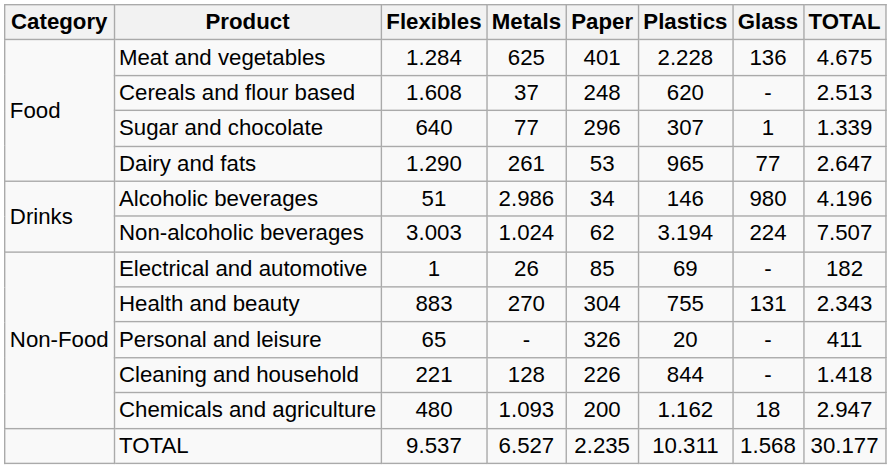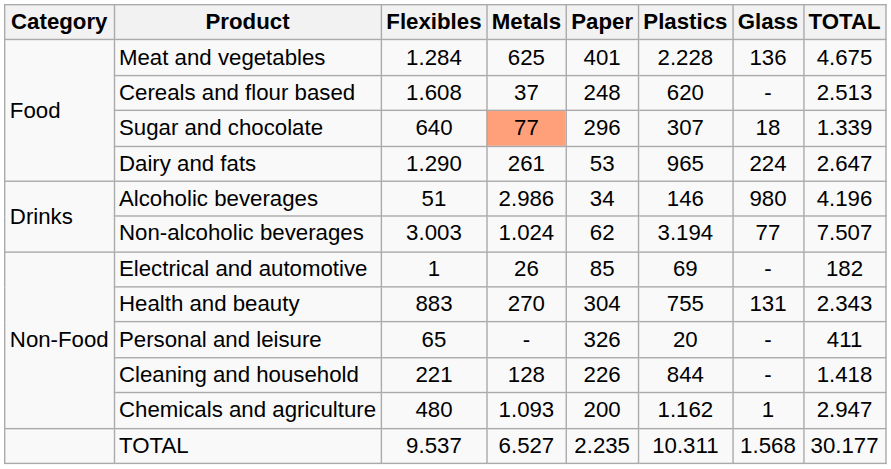(526, 127) no background -> (526, 127) lightsalmon background
(768, 127) 1 -> (768, 127) 18
(768, 163) 77 -> (768, 163) 224
(768, 233) 224 -> (768, 233) 77
(768, 410) 18 -> (768, 410) 1
